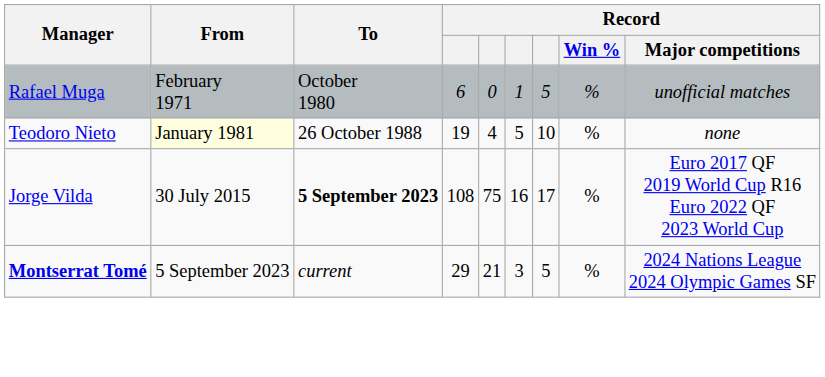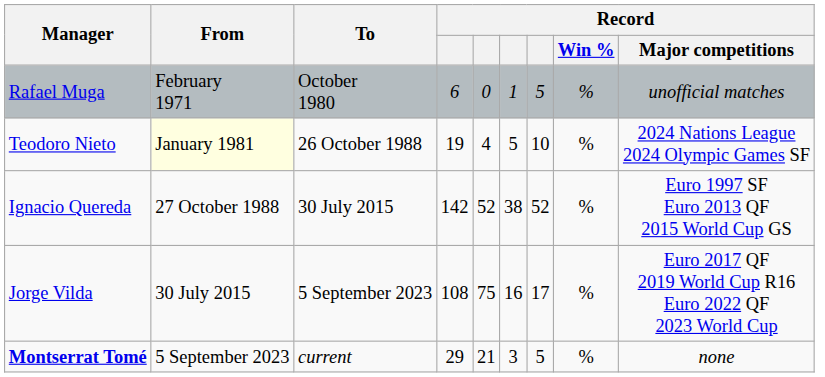(722, 133) none -> (717, 144) 2024 Nations League 2024 Olympic Games SF
+ row: (70, 207)
(368, 196) bold -> (365, 292) normal
(722, 270) 2024 Nations League 2024 Olympic Games SF -> (717, 356) none
